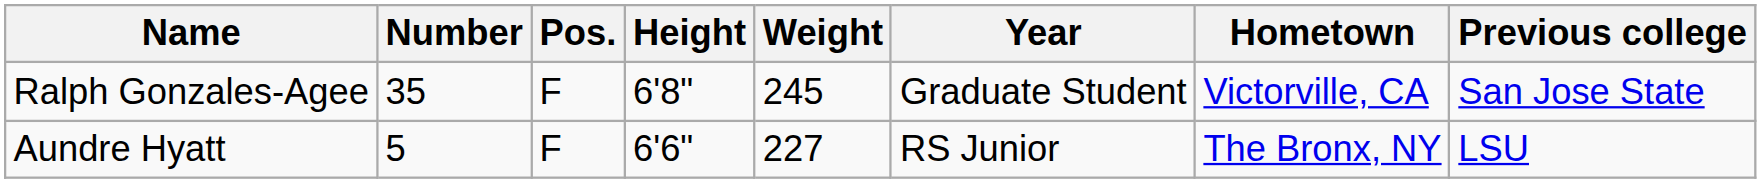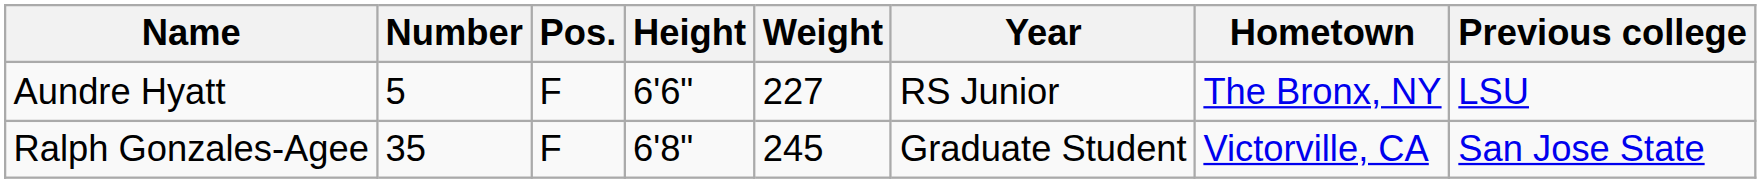rows swapped: (120, 148) <-> (191, 90)
